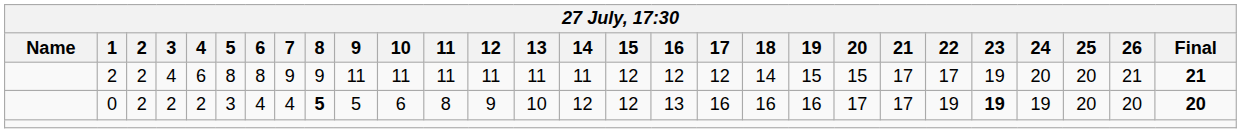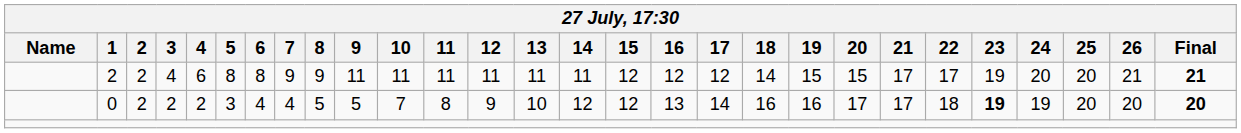(319, 104) bold -> (319, 104) normal
(401, 104) 6 -> (401, 104) 7
(720, 104) 16 -> (720, 104) 14
(949, 104) 19 -> (949, 104) 18
